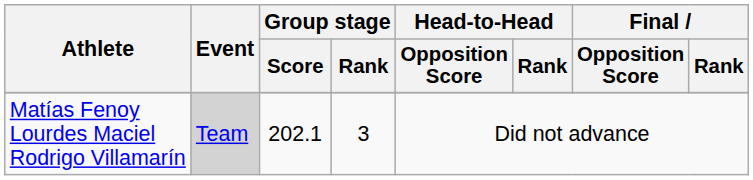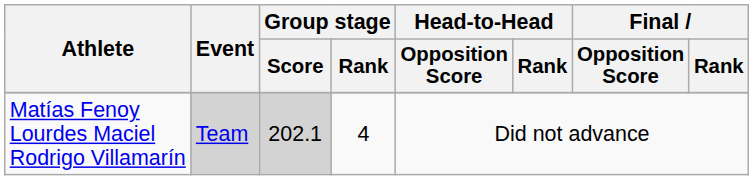(295, 134) no background -> (295, 134) lightgrey background
(363, 134) 3 -> (363, 134) 4
